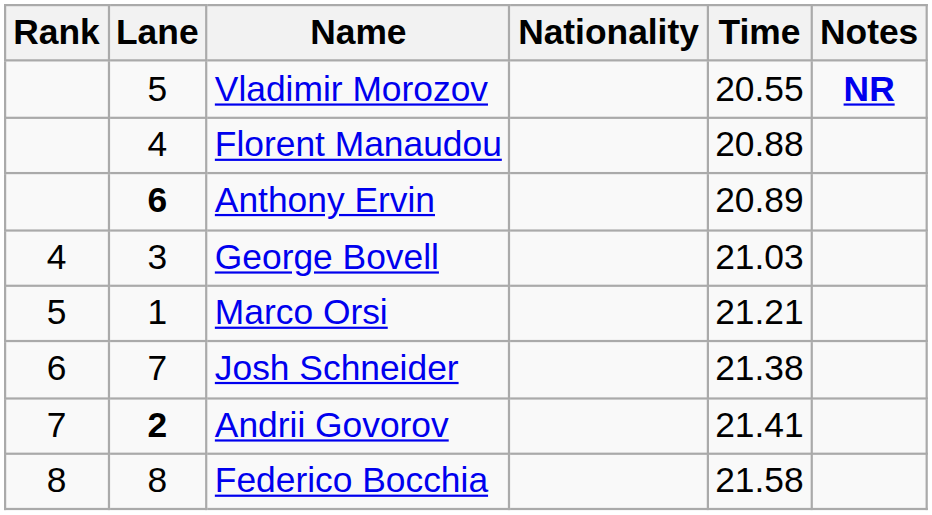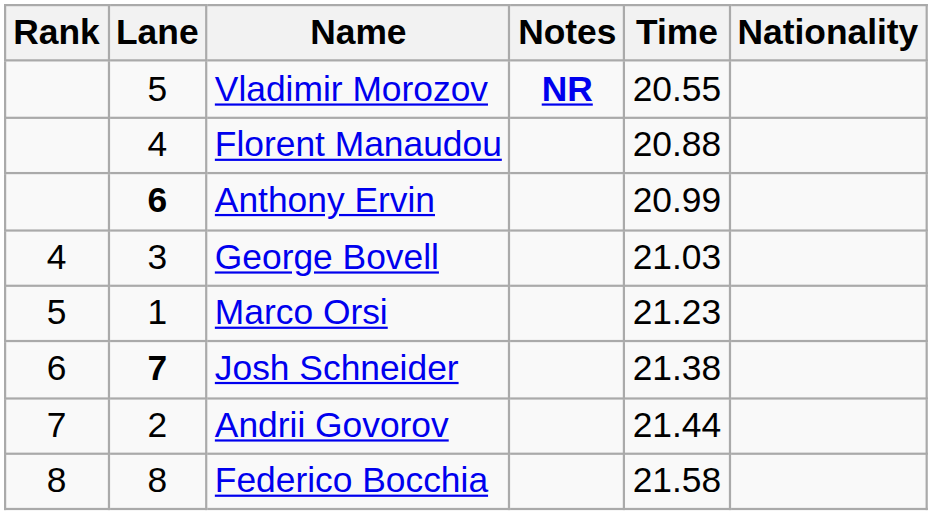columns swapped: (609, 32) <-> (869, 32)
(759, 200) 20.89 -> (677, 200) 20.99
(759, 312) 21.21 -> (677, 312) 21.23
(157, 369) normal -> (157, 369) bold
(157, 425) bold -> (157, 425) normal
(759, 425) 21.41 -> (677, 425) 21.44
